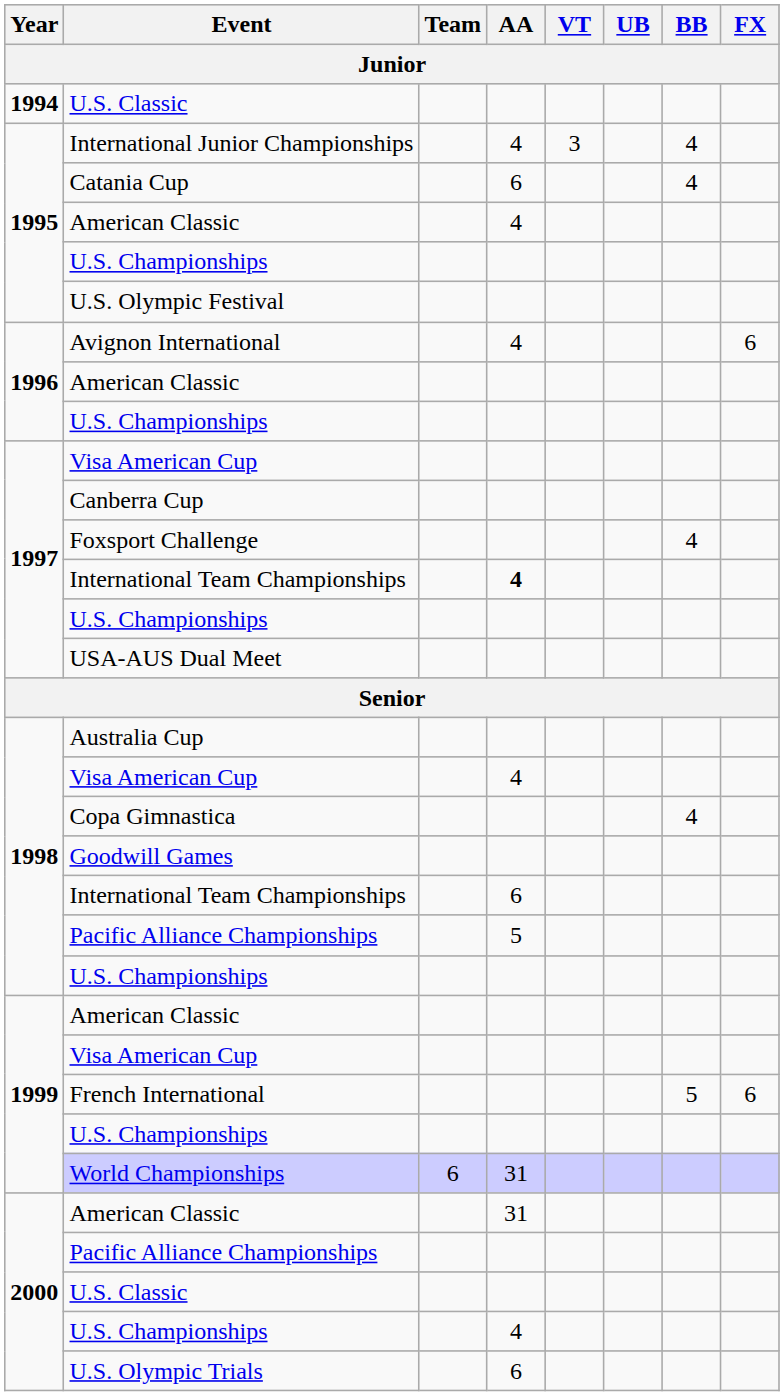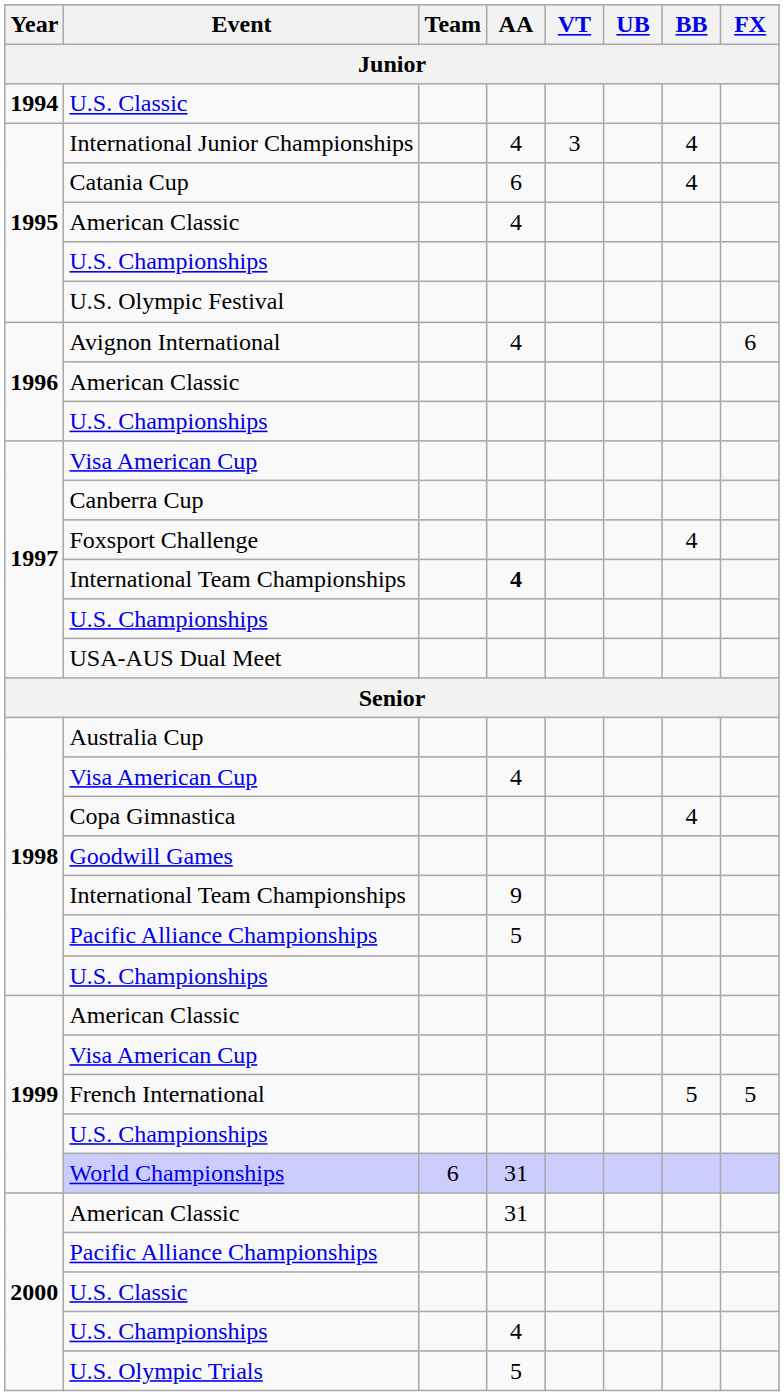(516, 895) 6 -> (516, 895) 9
(750, 1093) 6 -> (750, 1093) 5
(516, 1370) 6 -> (516, 1370) 5
